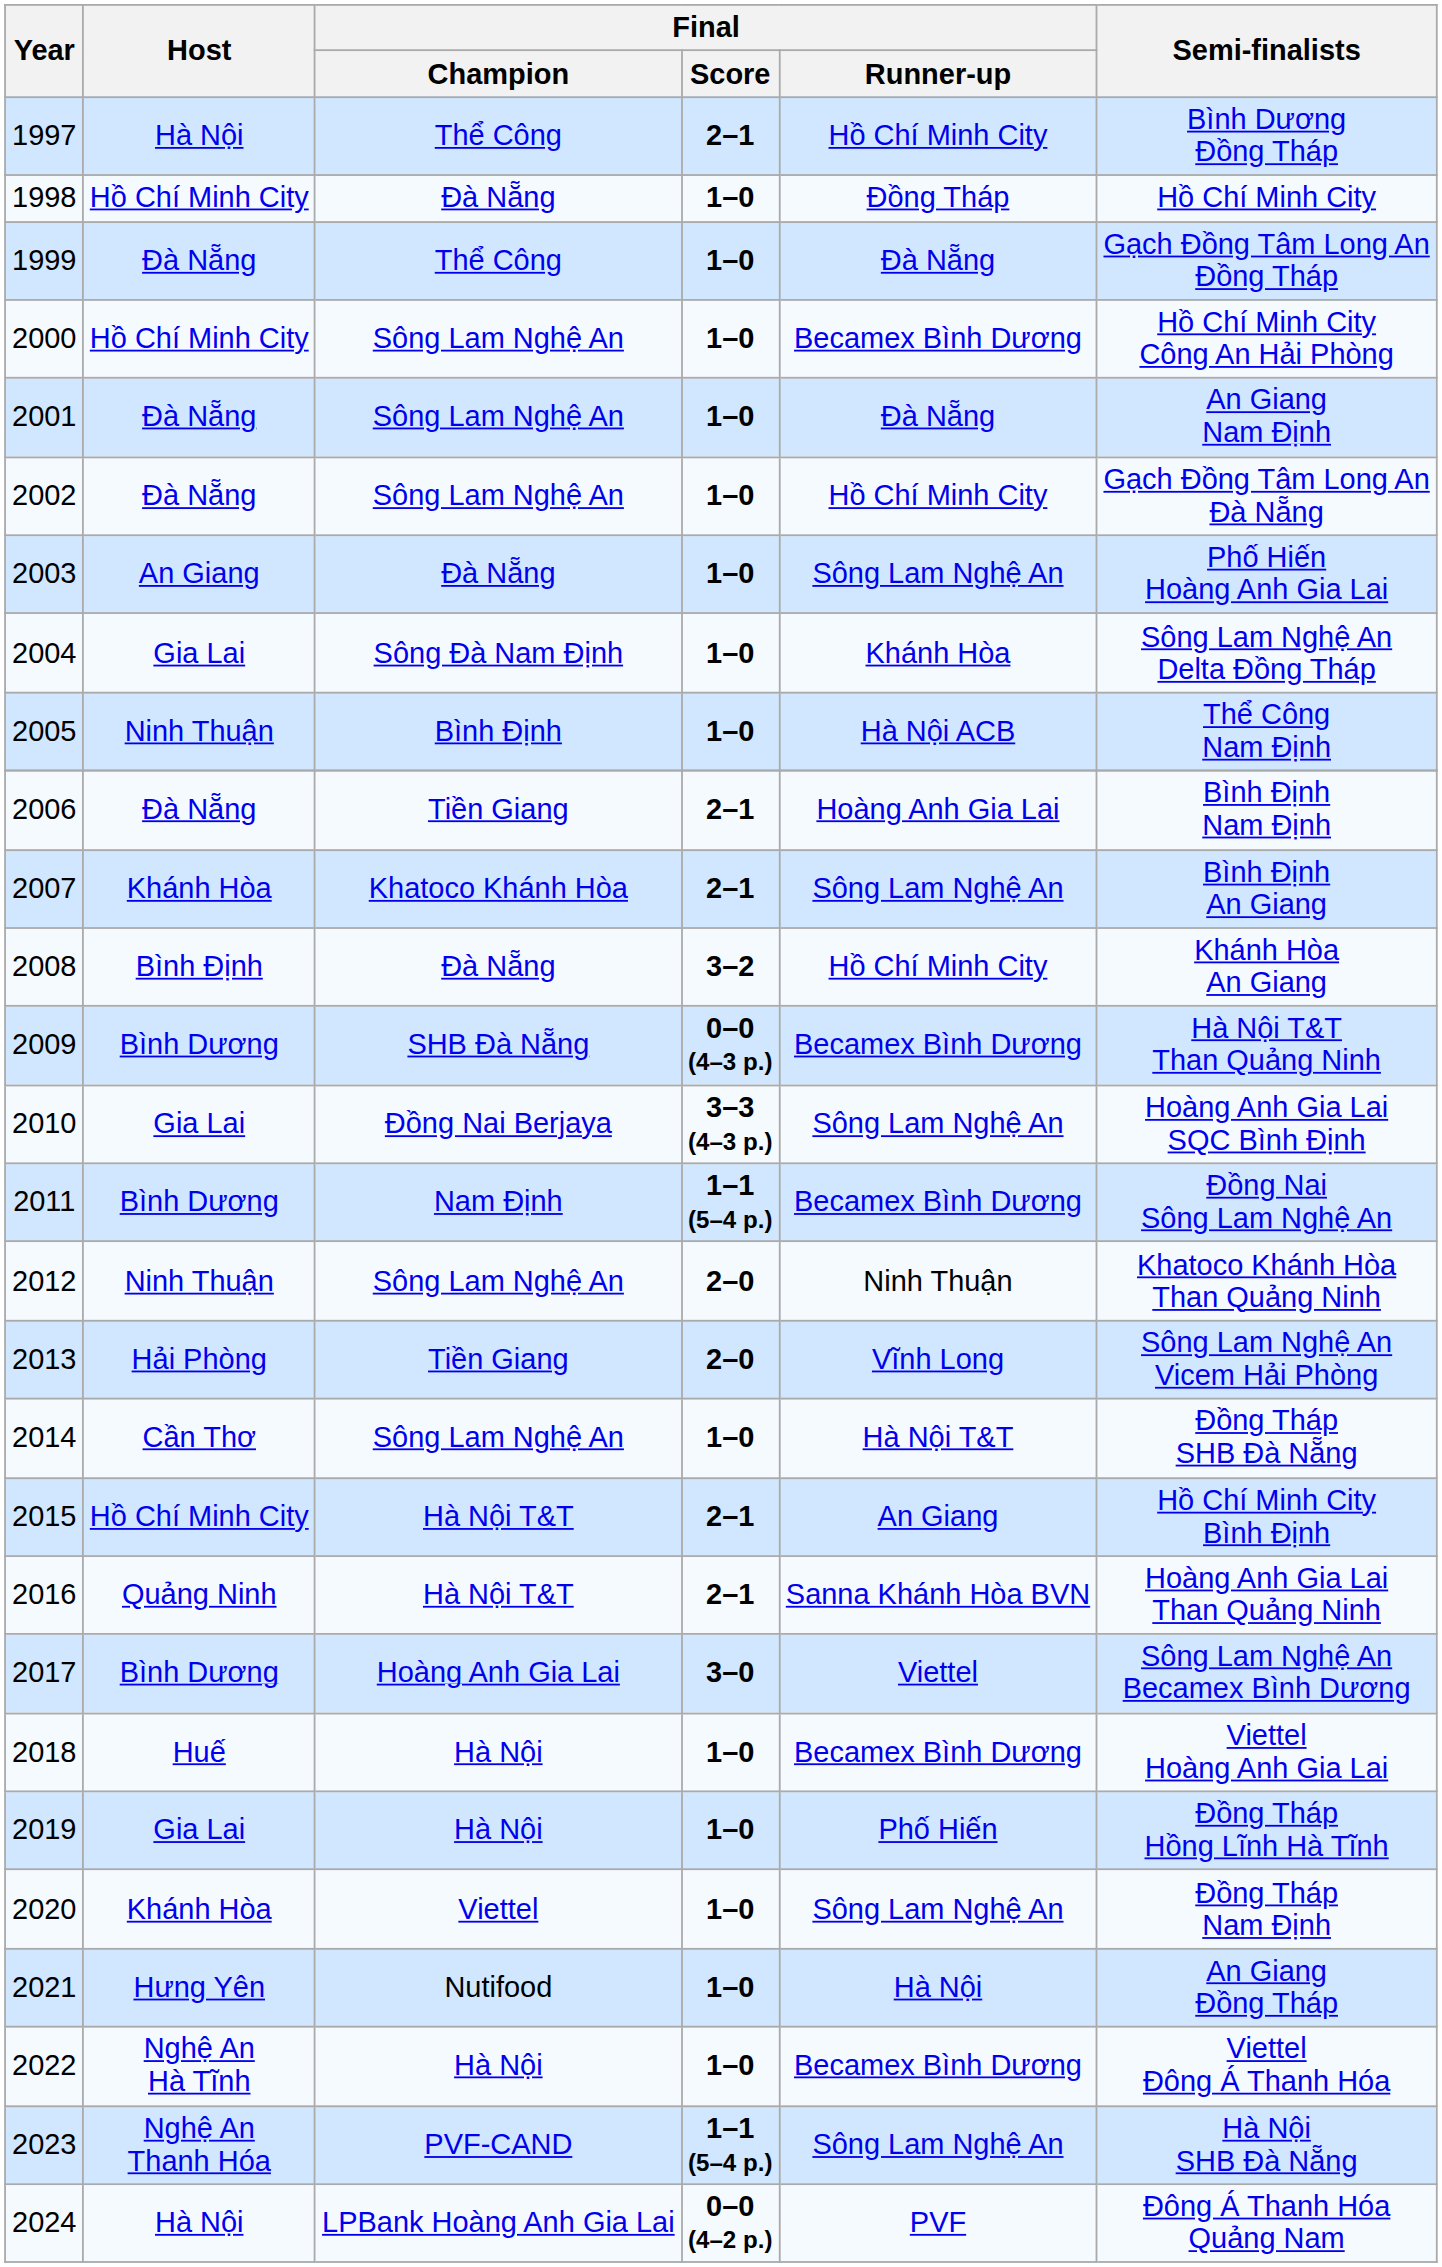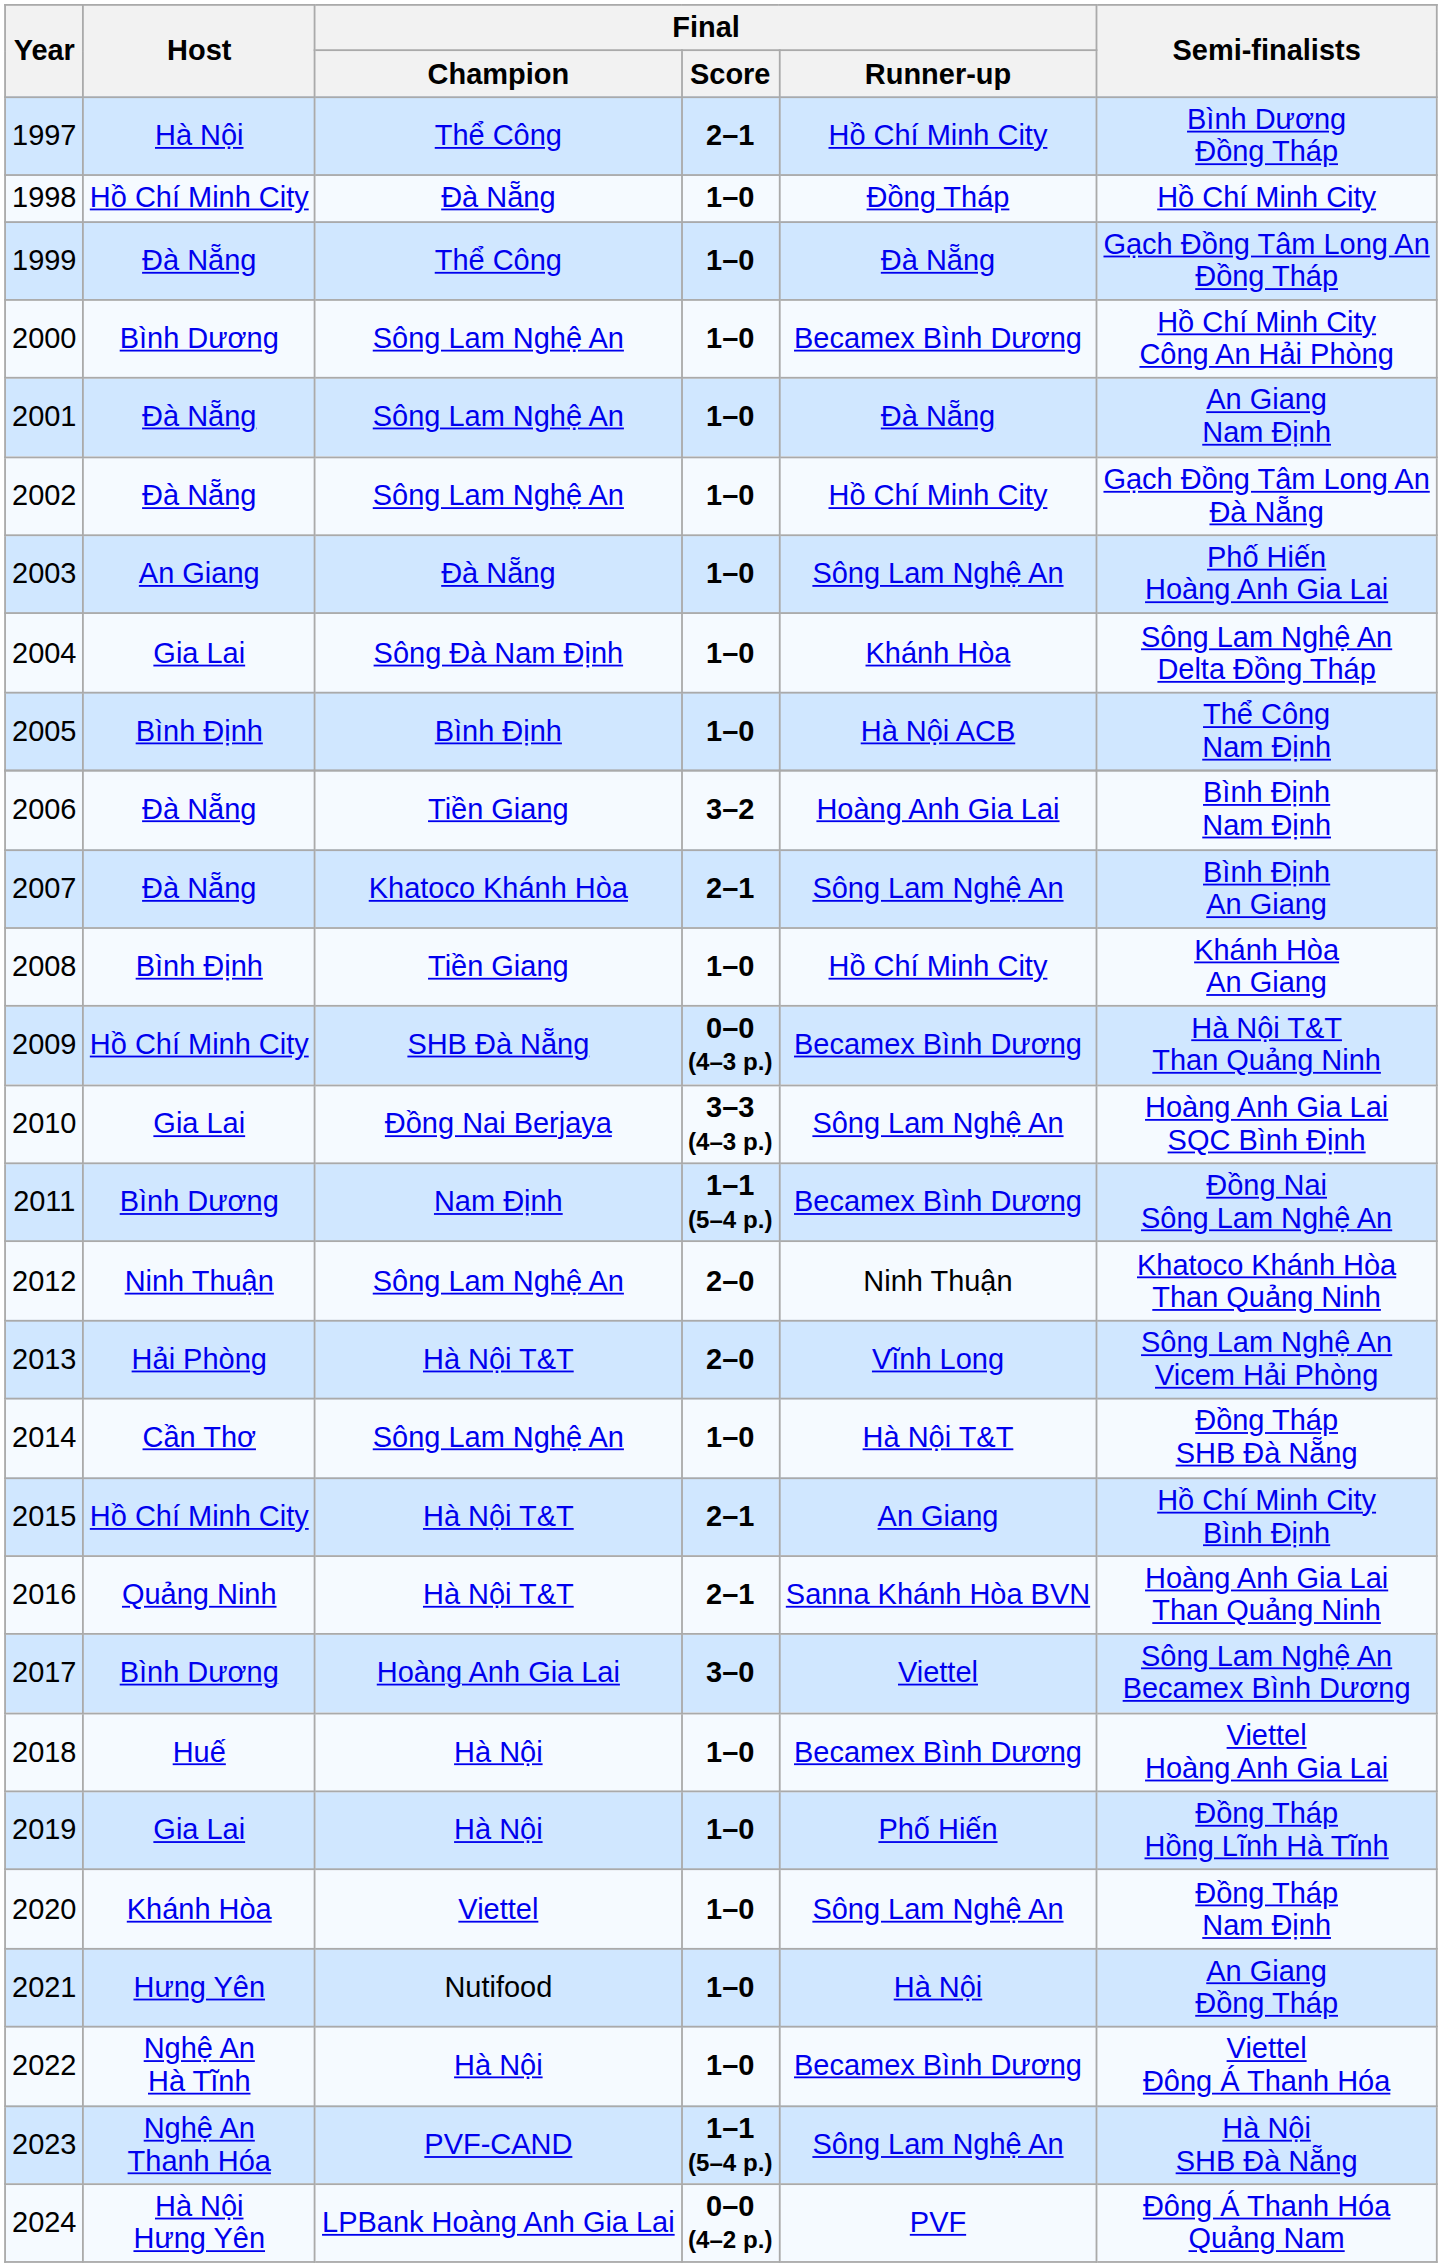(199, 338) Hồ Chí Minh City -> (199, 338) Bình Dương
(199, 731) Ninh Thuận -> (199, 731) Bình Định
(730, 809) 2–1 -> (730, 809) 3–2
(199, 888) Khánh Hòa -> (199, 888) Đà Nẵng
(498, 966) Đà Nẵng -> (498, 966) Tiền Giang
(730, 966) 3–2 -> (730, 966) 1–0
(199, 1045) Bình Dương -> (199, 1045) Hồ Chí Minh City
(498, 1359) Tiền Giang -> (498, 1359) Hà Nội T&T
(199, 2222) Hà Nội -> (199, 2222) Hà Nội Hưng Yên
